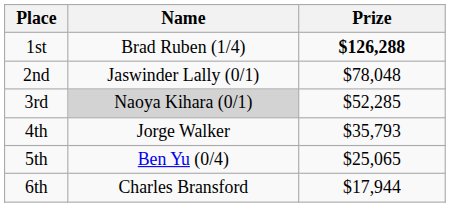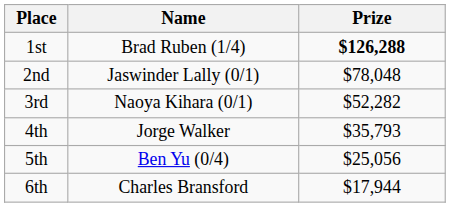(183, 103) lightgrey background -> (183, 103) no background
(372, 103) $52,285 -> (372, 103) $52,282
(372, 159) $25,065 -> (372, 159) $25,056
